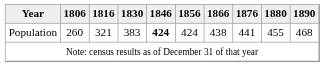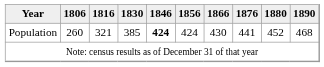(132, 32) 383 -> (132, 32) 385
(218, 32) 438 -> (218, 32) 430
(276, 32) 455 -> (276, 32) 452
